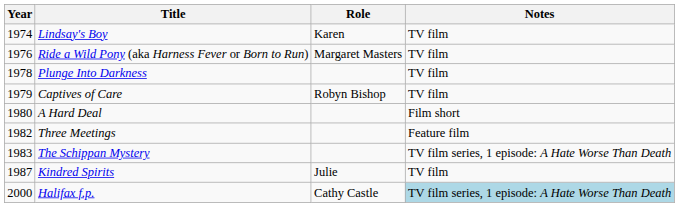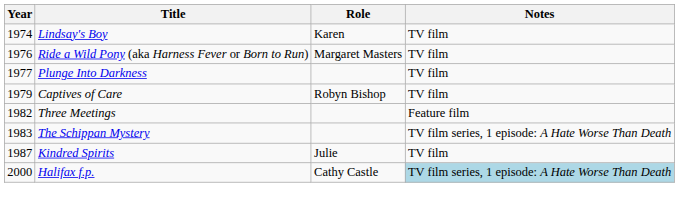(20, 73) 1978 -> (20, 73) 1977
- row: (70, 113)
